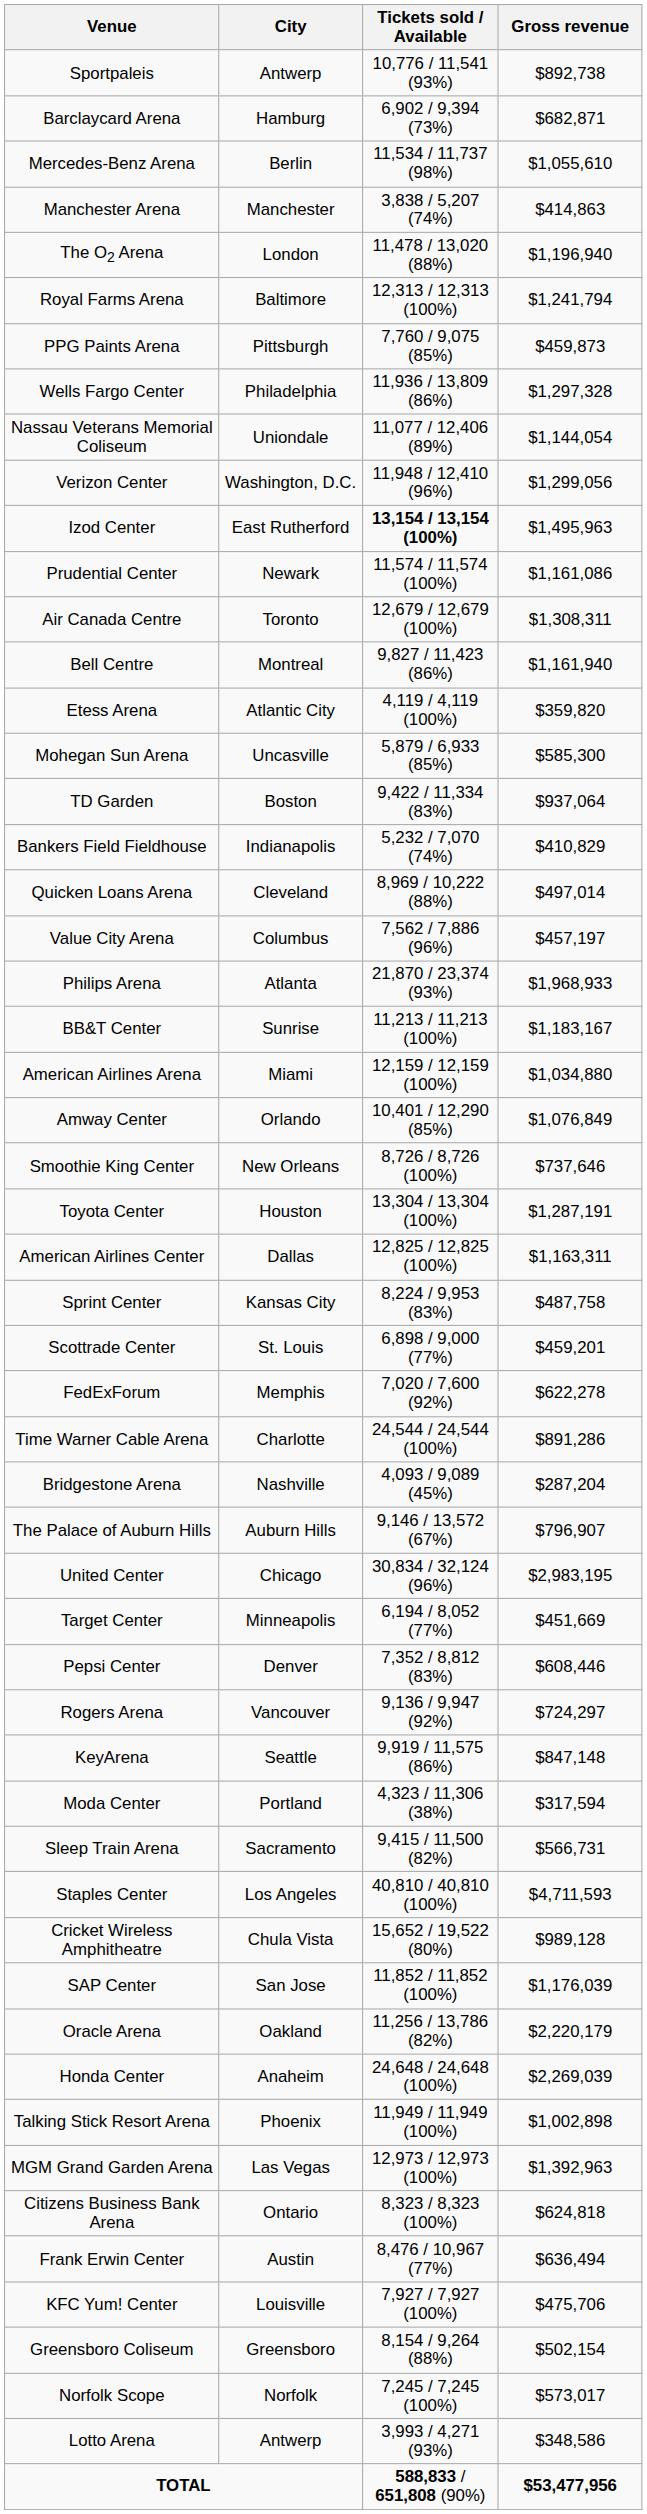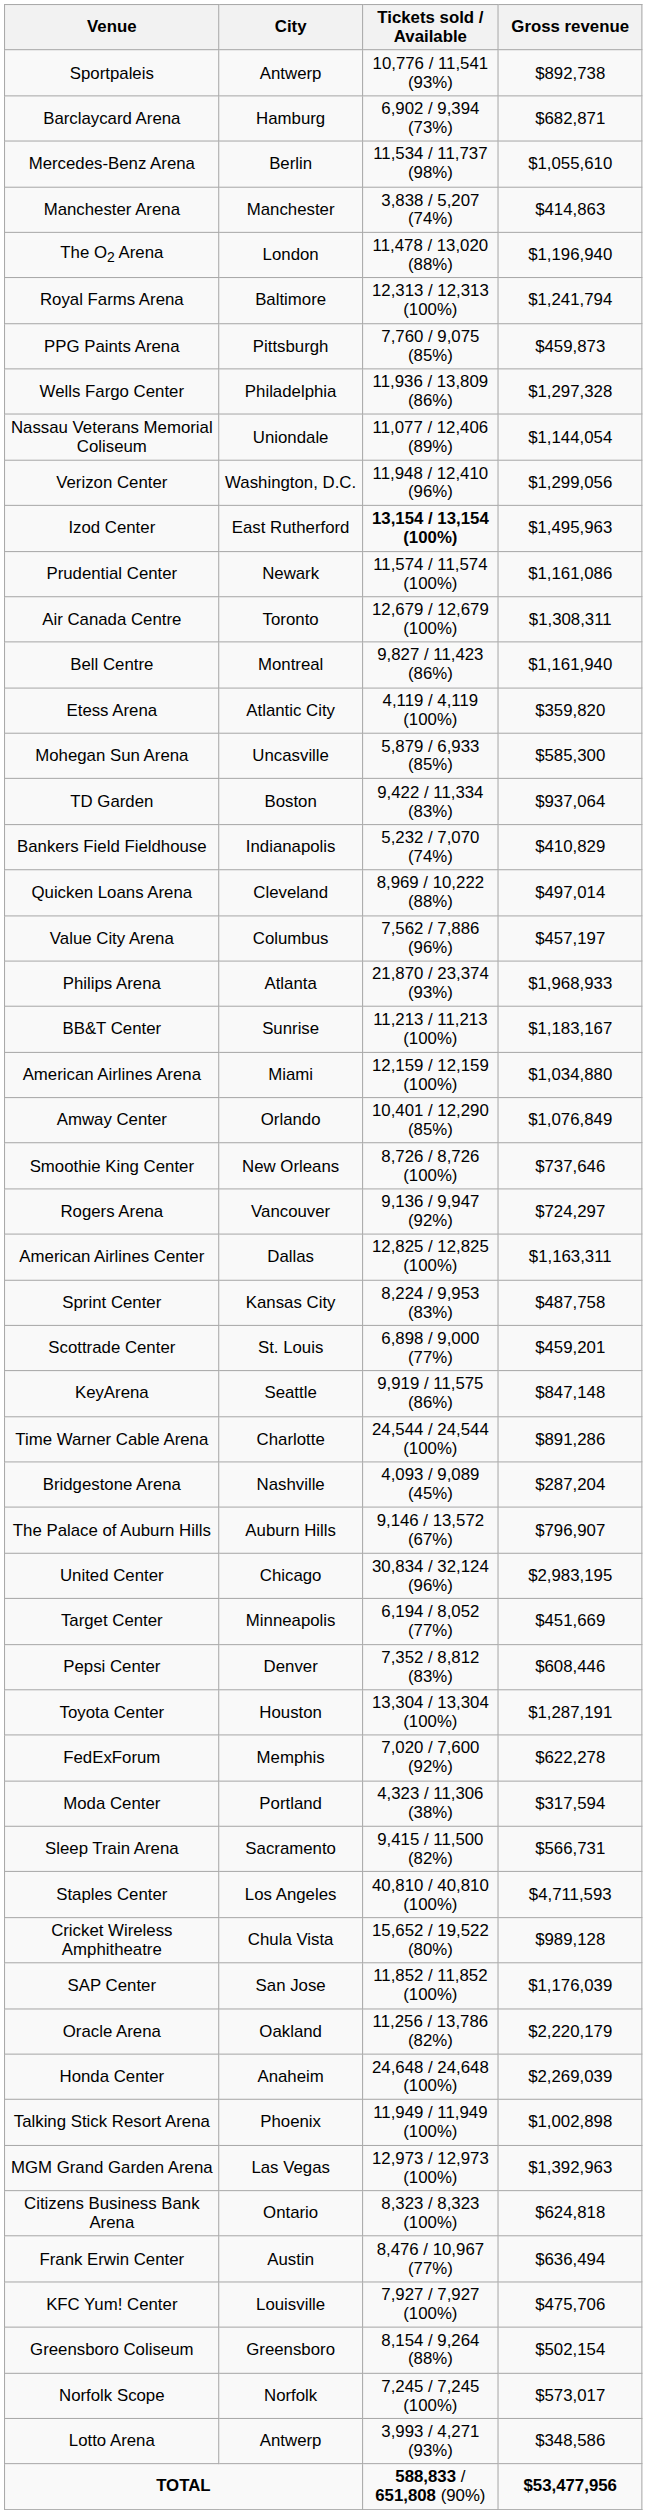rows swapped: (112, 1211) <-> (112, 1712)
rows swapped: (112, 1393) <-> (112, 1757)
